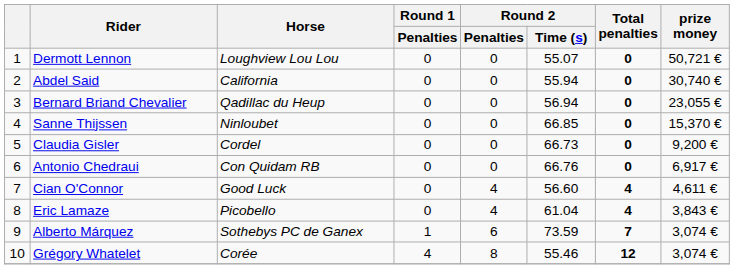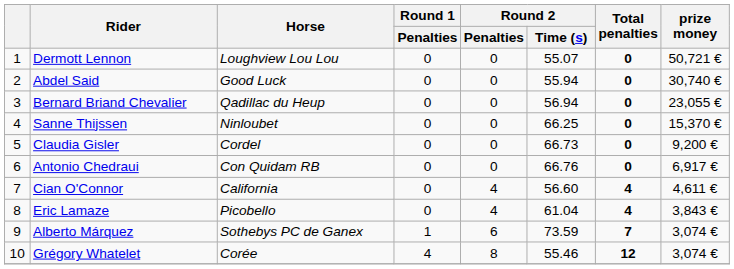(249, 81) California -> (253, 81) Good Luck
(561, 124) 66.85 -> (561, 124) 66.25
(253, 189) Good Luck -> (249, 189) California
